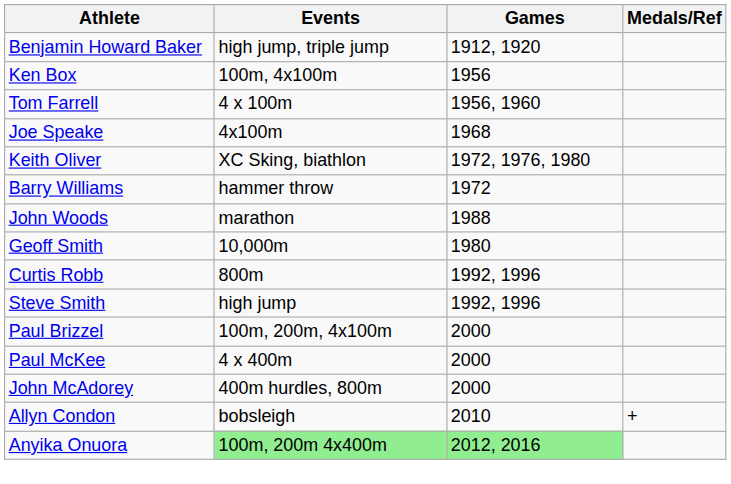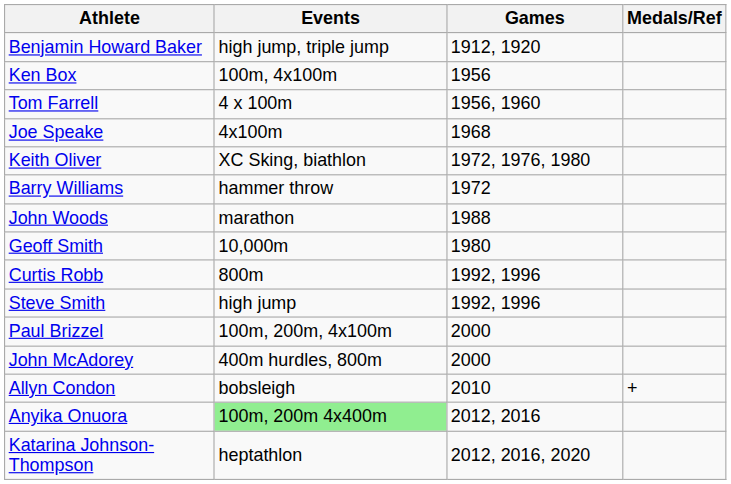- row: (57, 359)
(496, 445) lightgreen background -> (496, 416) no background
+ row: (81, 455)
